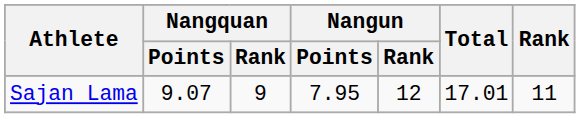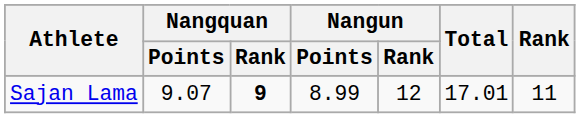(260, 94) normal -> (260, 94) bold
(335, 94) 7.95 -> (335, 94) 8.99
